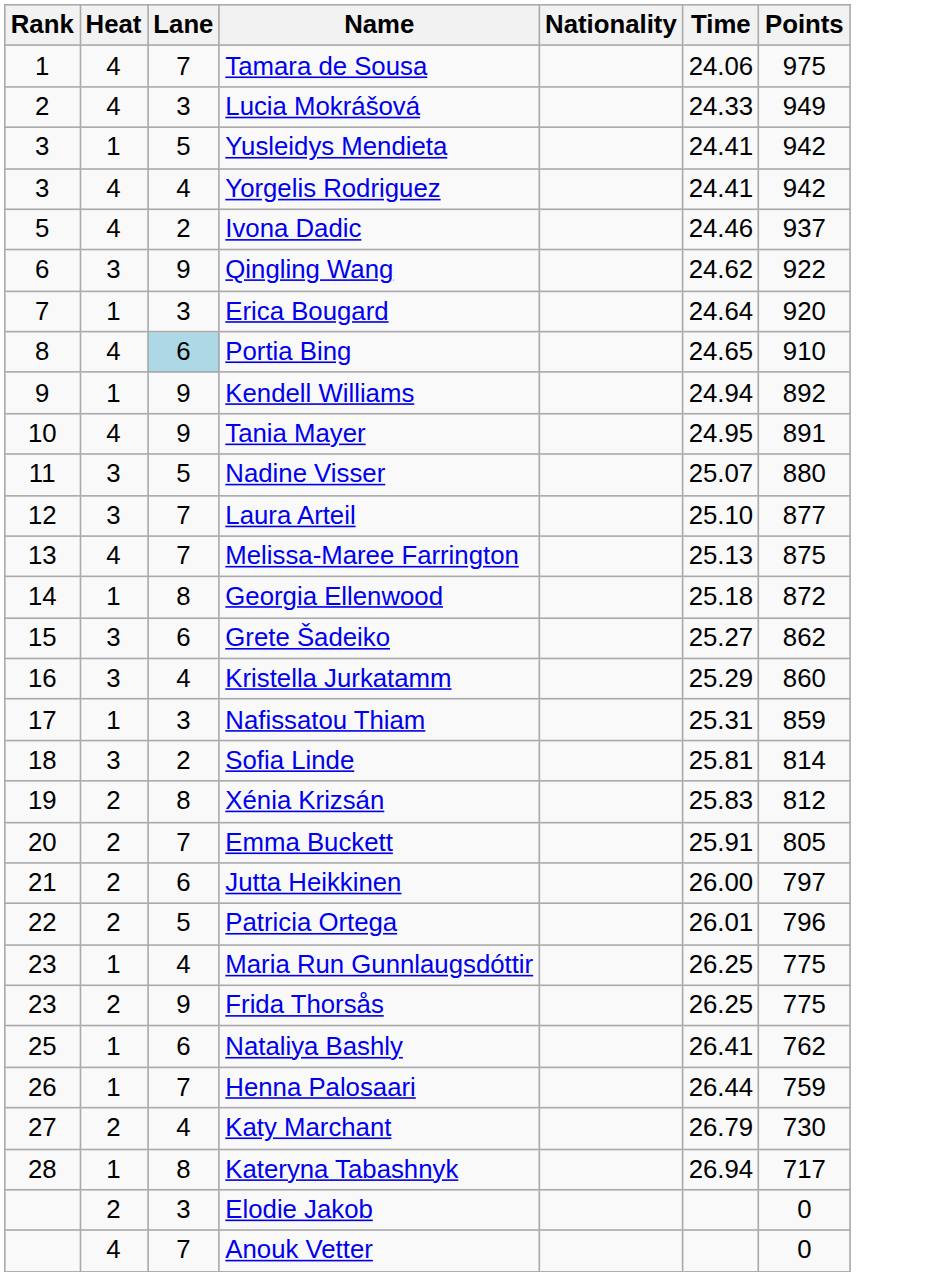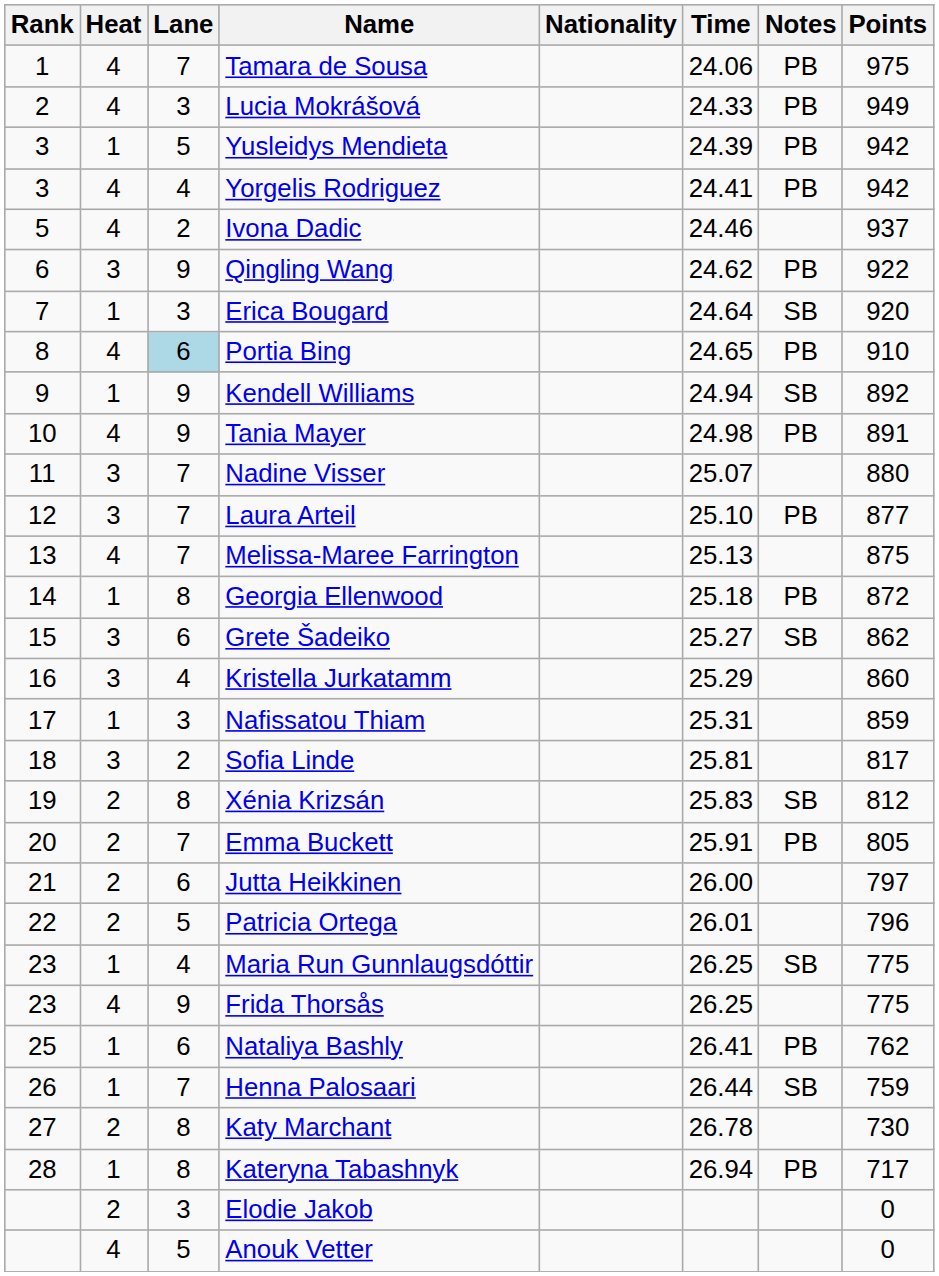+ column: (801, 24)
(721, 147) 24.41 -> (721, 147) 24.39
(721, 433) 24.95 -> (721, 433) 24.98
(183, 474) 5 -> (183, 474) 7
(804, 760) 814 -> (888, 760) 817
(114, 1005) 2 -> (114, 1005) 4
(183, 1127) 4 -> (183, 1127) 8
(721, 1127) 26.79 -> (721, 1127) 26.78
(183, 1250) 7 -> (183, 1250) 5
